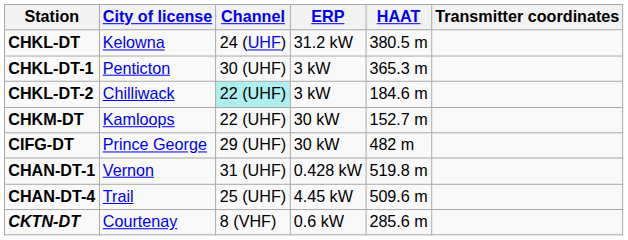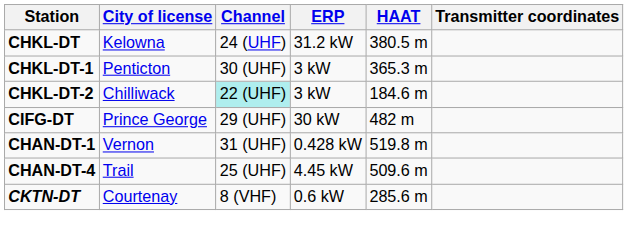- row: (46, 119)
